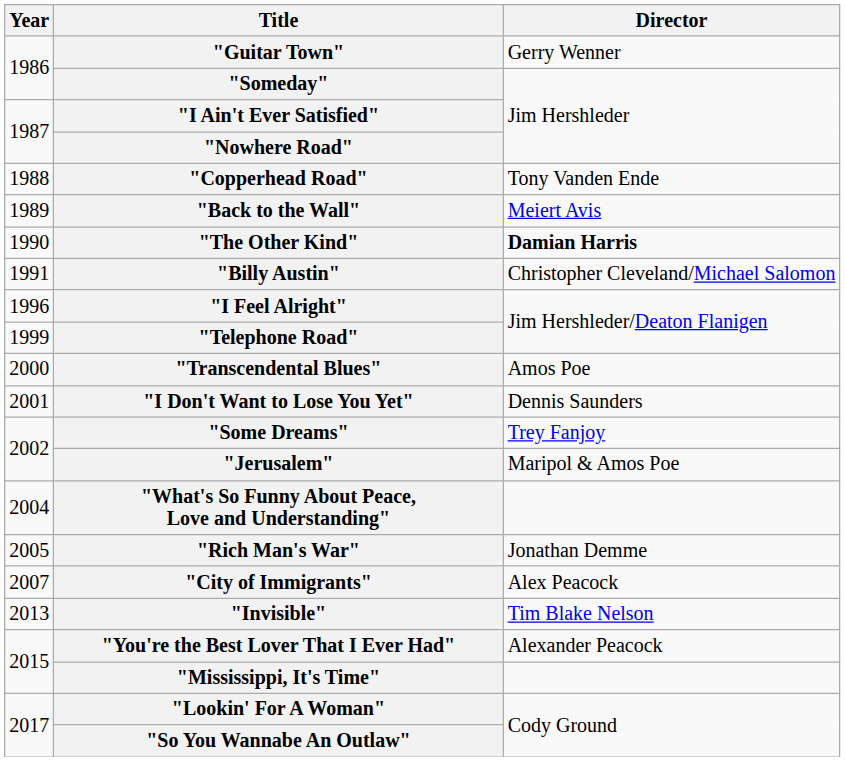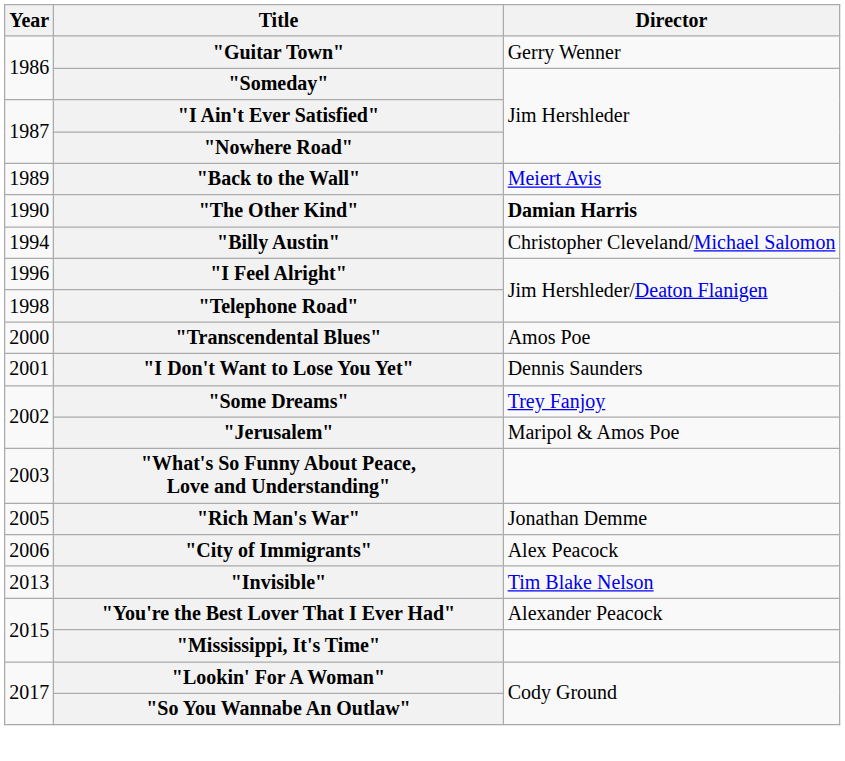- row: (278, 178)
(29, 274) 1991 -> (29, 242) 1994
(29, 337) 1999 -> (29, 305) 1998
(29, 507) 2004 -> (29, 475) 2003
(29, 582) 2007 -> (29, 550) 2006
